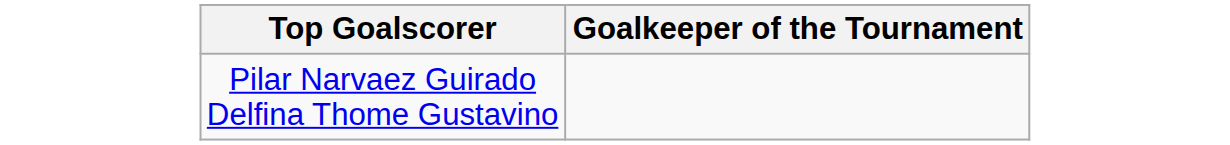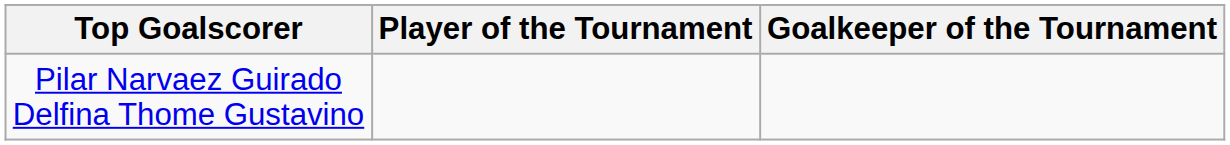+ column: (566, 29)
